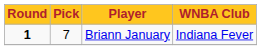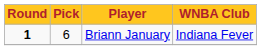(66, 34) 7 -> (66, 34) 6
